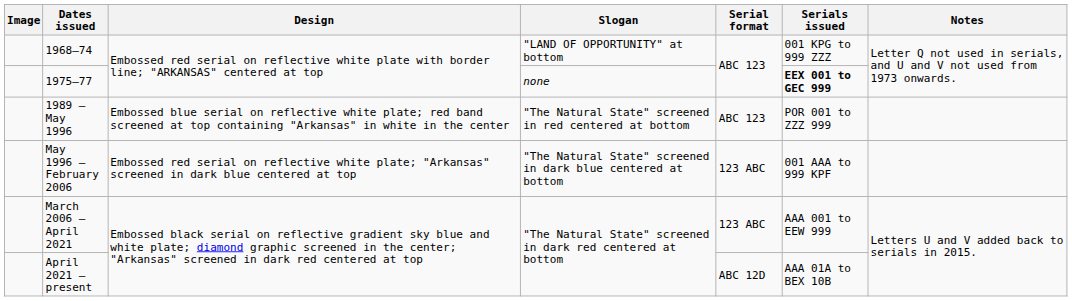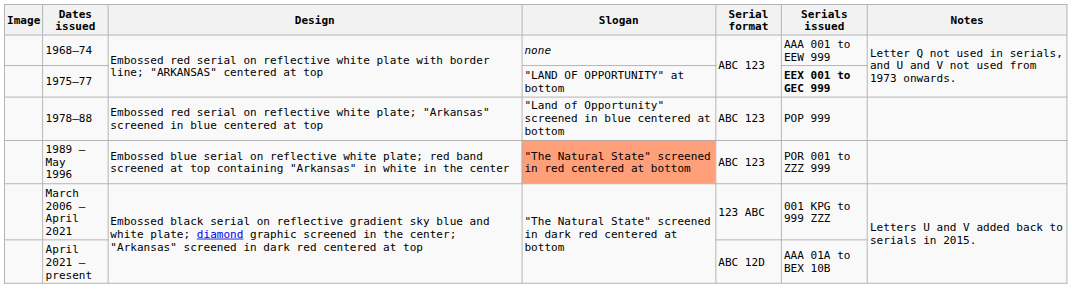(603, 51) "LAND OF OPPORTUNITY" at bottom -> (538, 51) none
(818, 51) 001 KPG to 999 ZZZ -> (817, 51) AAA 001 to EEW 999
(536, 81) none -> (604, 81) "LAND OF OPPORTUNITY" at bottom
+ row: (69, 118)
(616, 118) no background -> (618, 162) lightsalmon background
- row: (72, 168)
(818, 225) AAA 001 to EEW 999 -> (817, 212) 001 KPG to 999 ZZZ
